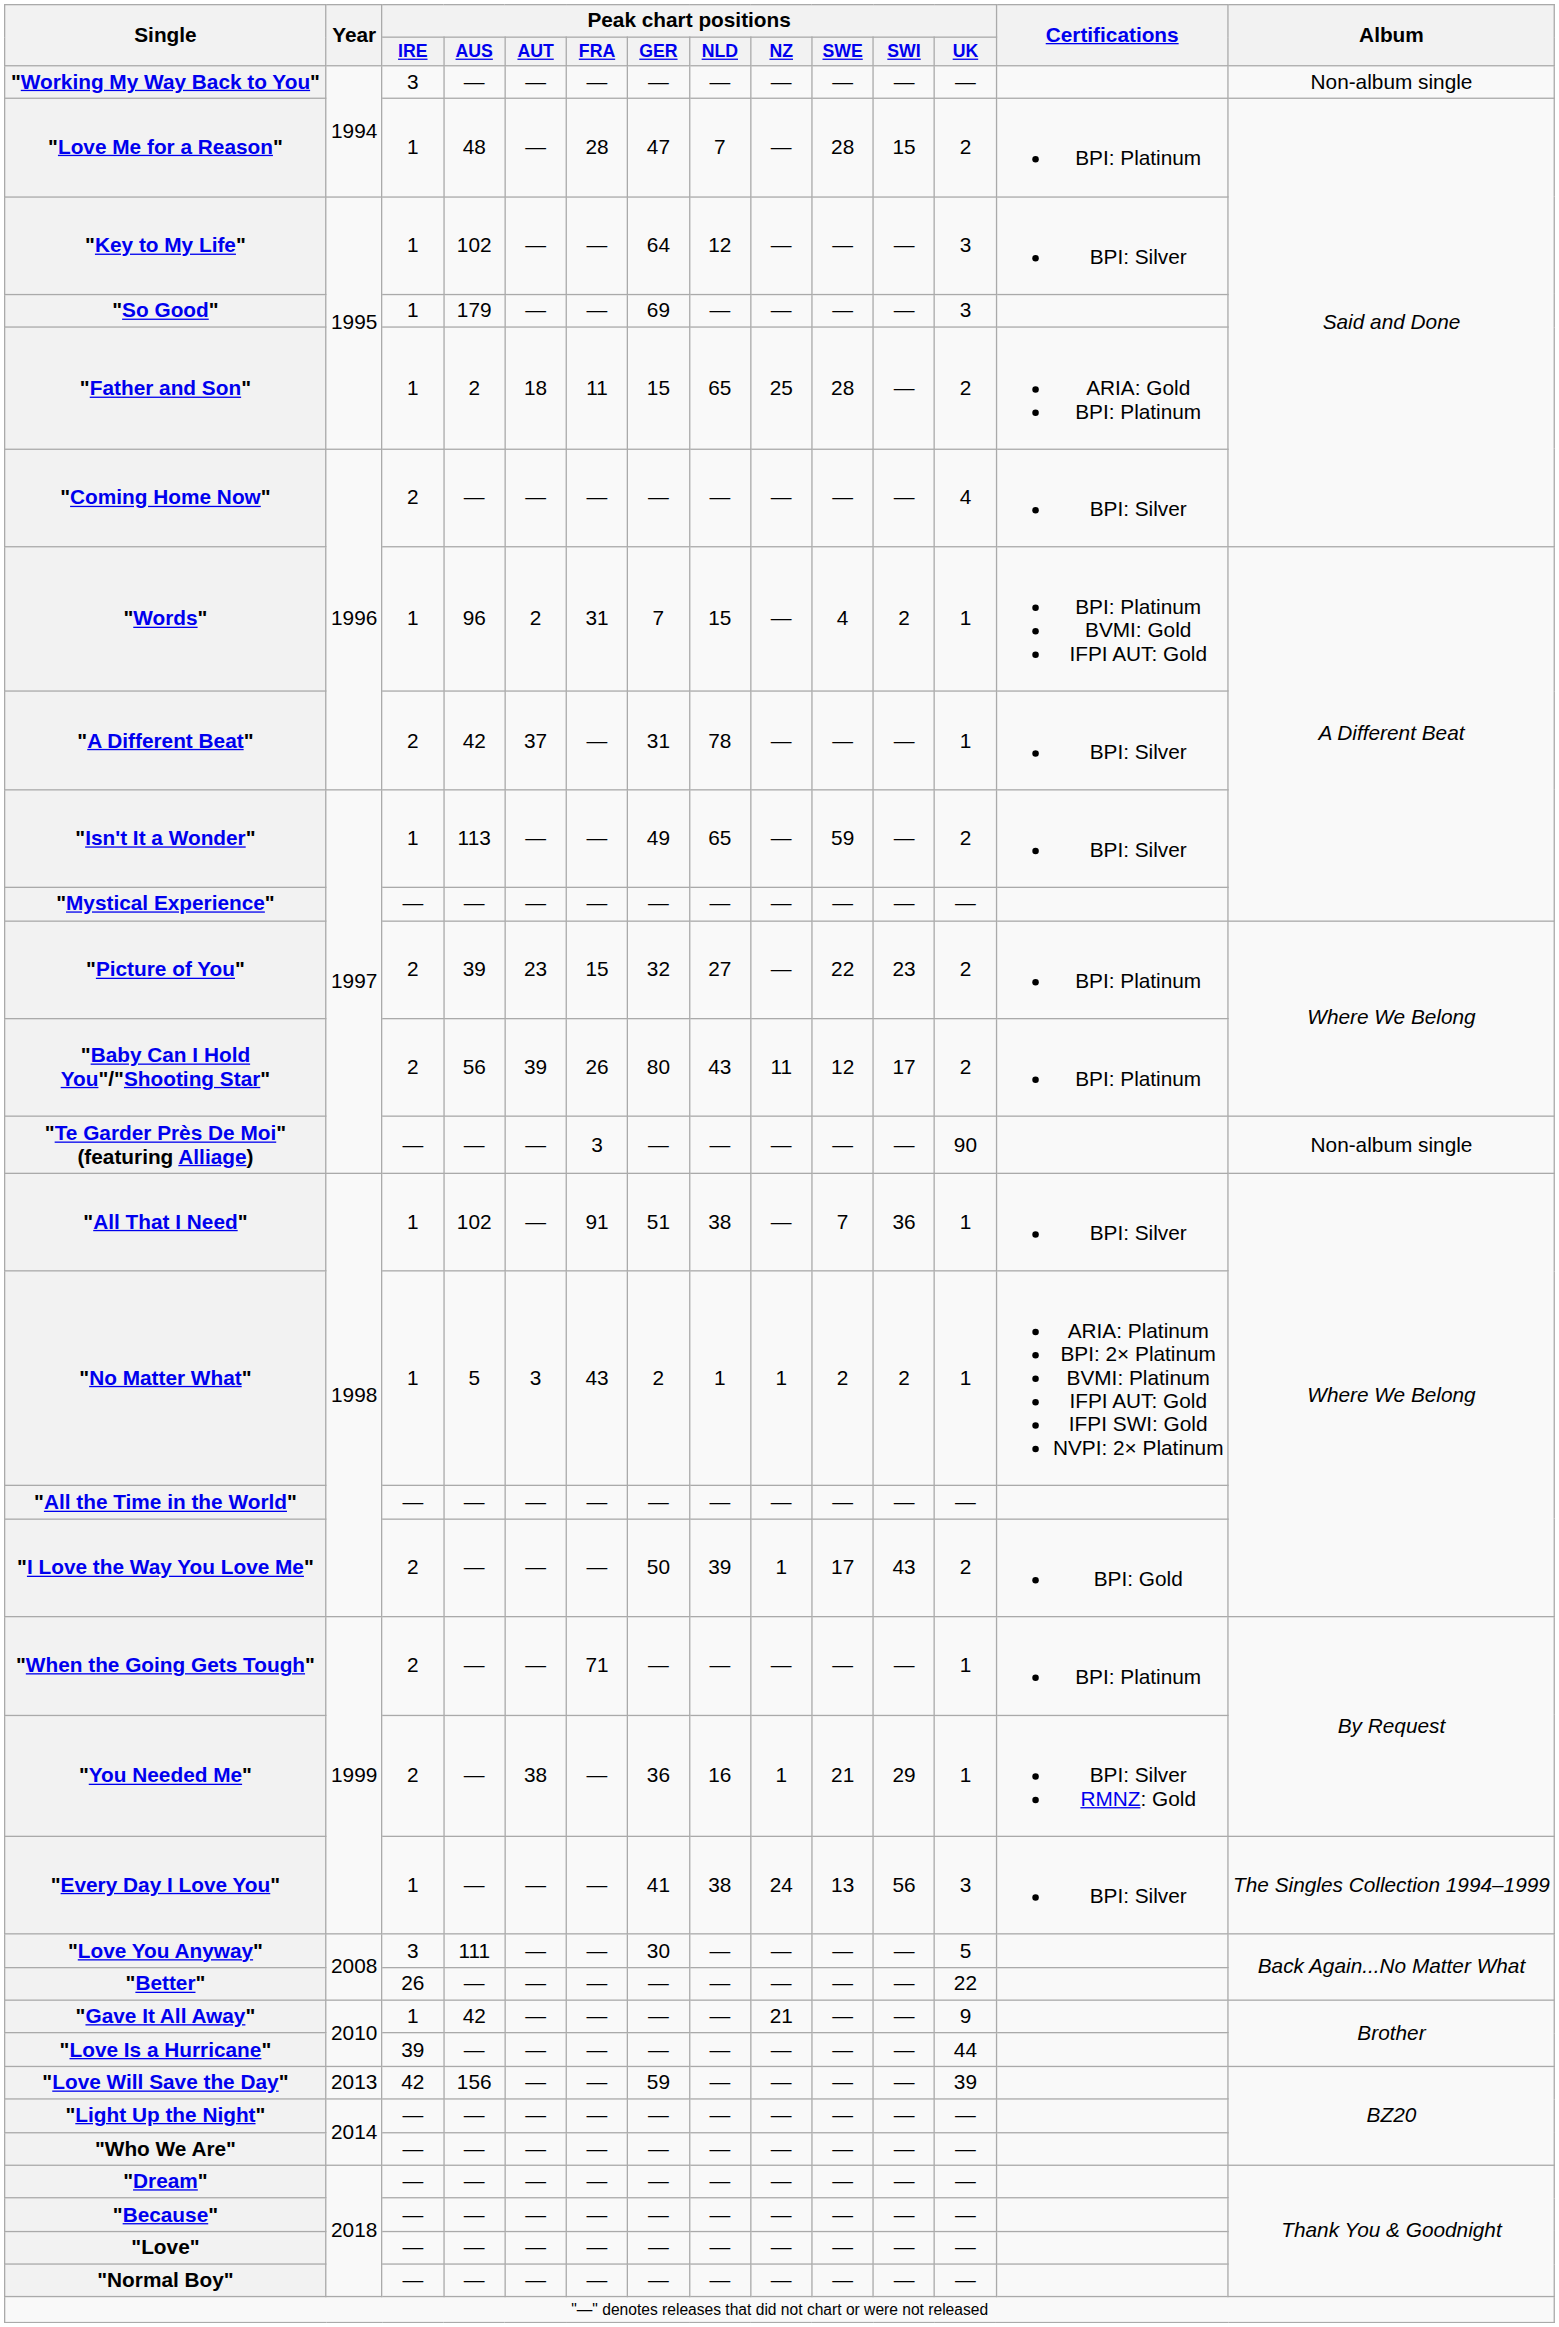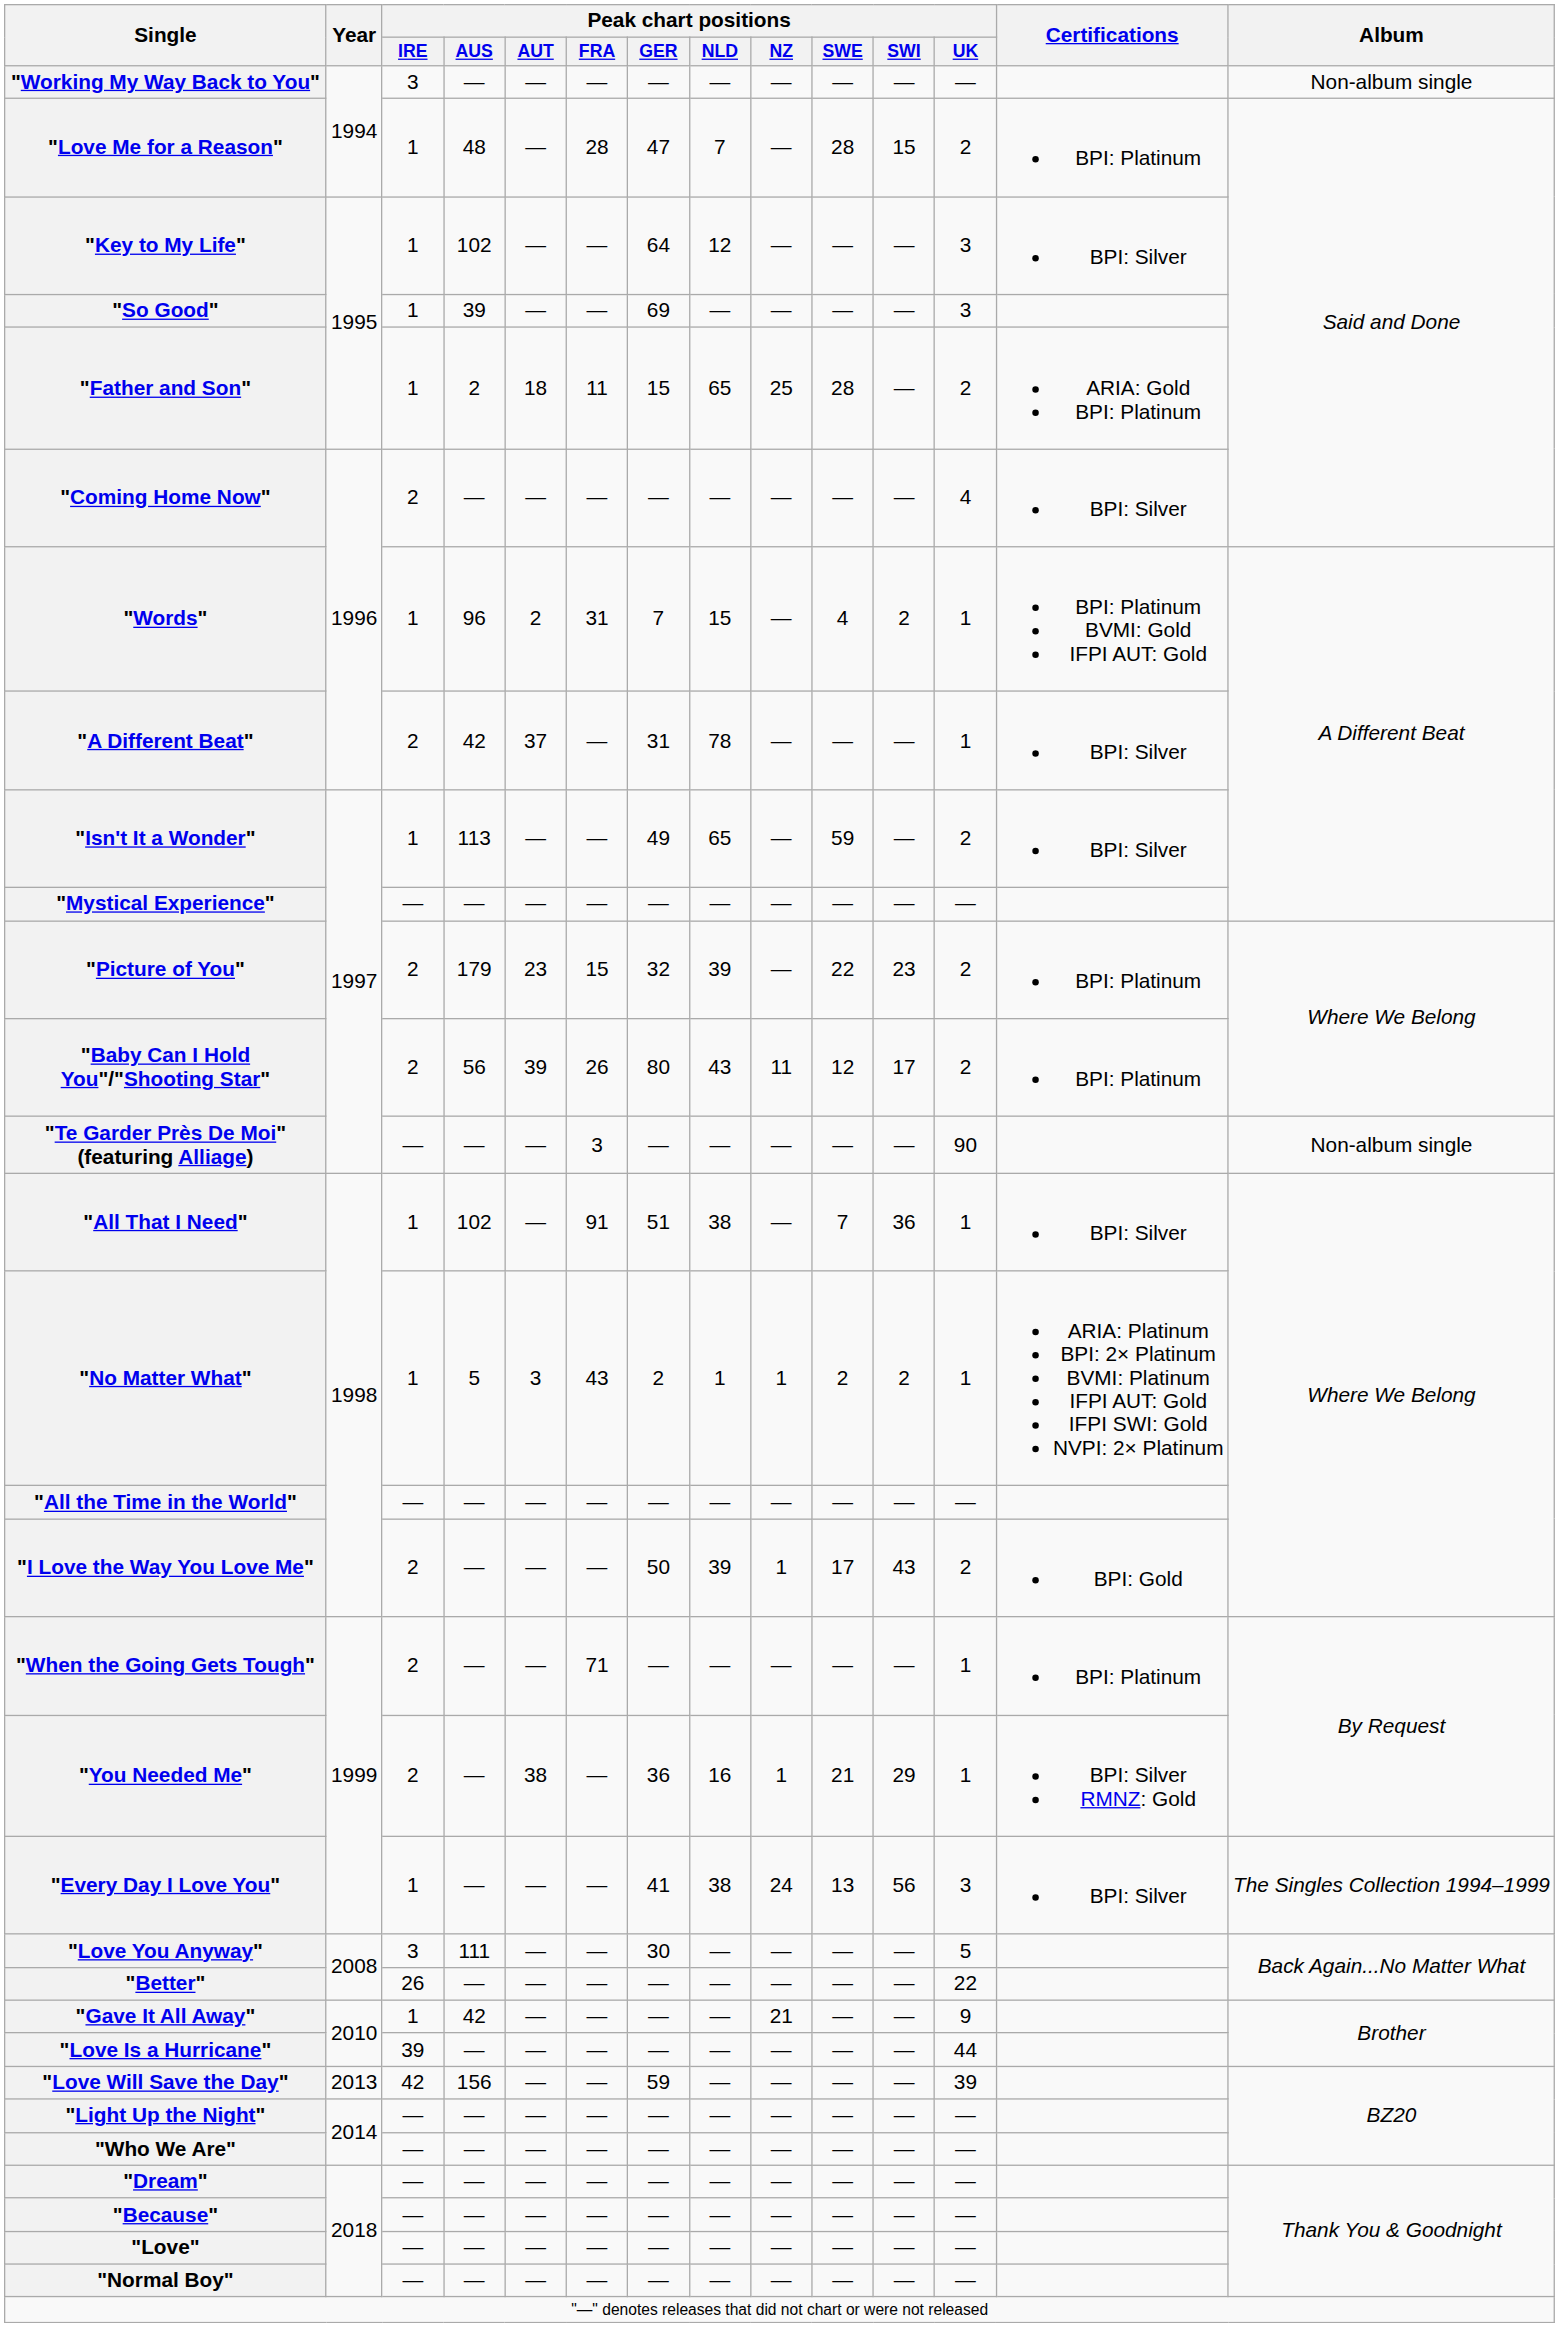(474, 310) 179 -> (474, 310) 39
(474, 969) 39 -> (474, 969) 179
(720, 969) 27 -> (720, 969) 39
